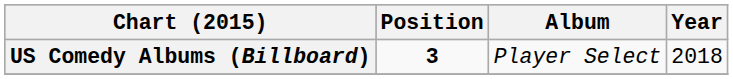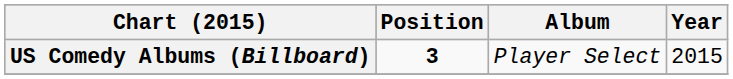(697, 57) 2018 -> (697, 57) 2015
